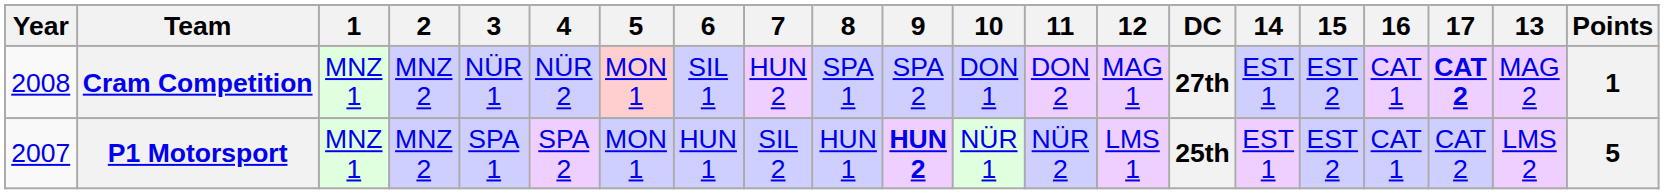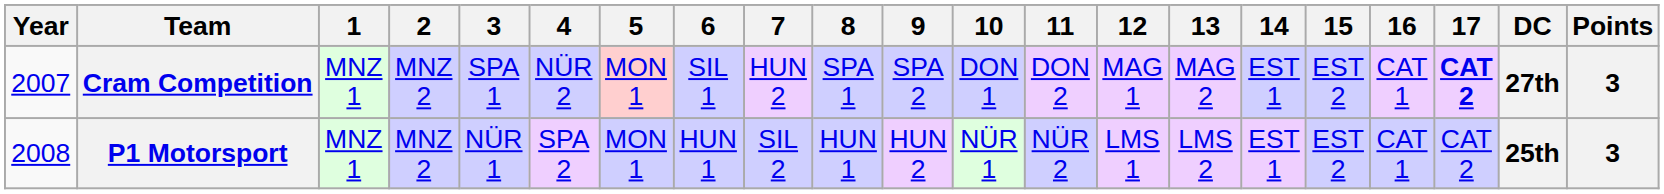columns swapped: (1529, 25) <-> (1203, 25)
(41, 82) 2008 -> (41, 82) 2007
(494, 82) NÜR 1 -> (494, 82) SPA 1
(1613, 82) 1 -> (1613, 82) 3
(41, 153) 2007 -> (41, 153) 2008
(494, 153) SPA 1 -> (494, 153) NÜR 1
(918, 153) bold -> (918, 153) normal
(1613, 153) 5 -> (1613, 153) 3
